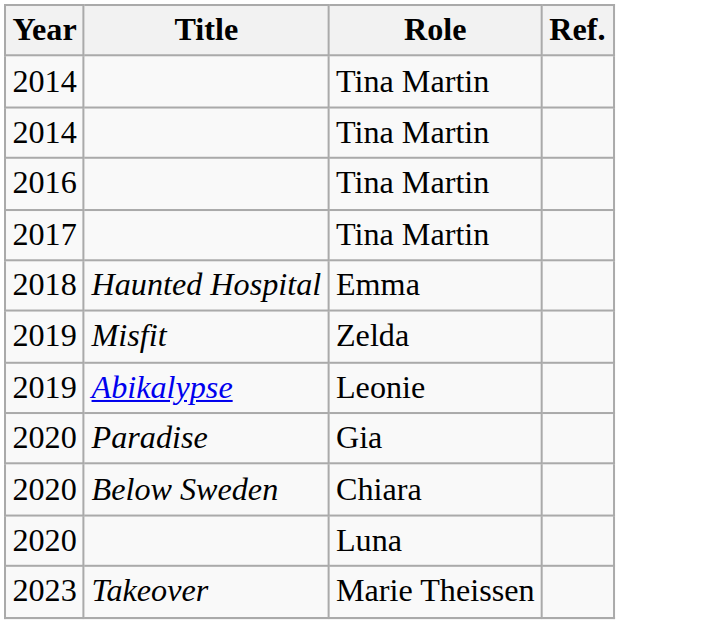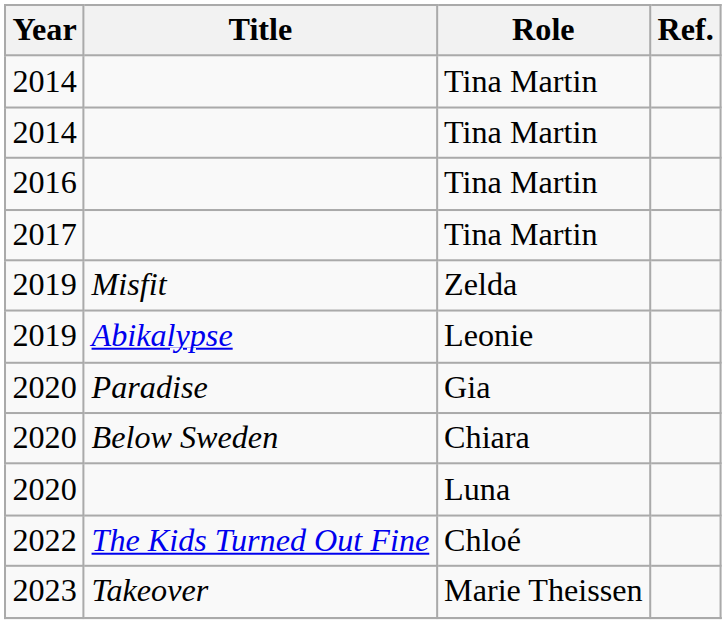- row: (45, 285)
+ row: (45, 540)
